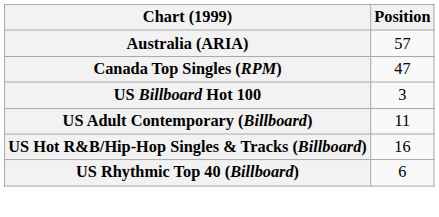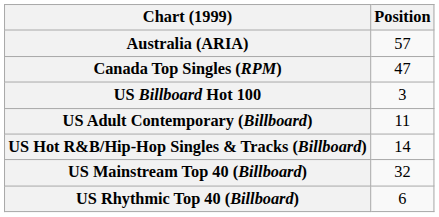(402, 146) 16 -> (402, 146) 14
+ row: (188, 172)
